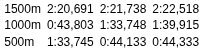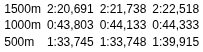(123, 25) 1:33,748 -> (123, 25) 0:44,133
(176, 25) 1:39,915 -> (176, 25) 0:44,333
(123, 42) 0:44,133 -> (123, 42) 1:33,748
(176, 42) 0:44,333 -> (176, 42) 1:39,915
